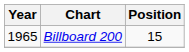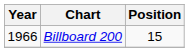(22, 36) 1965 -> (22, 36) 1966
